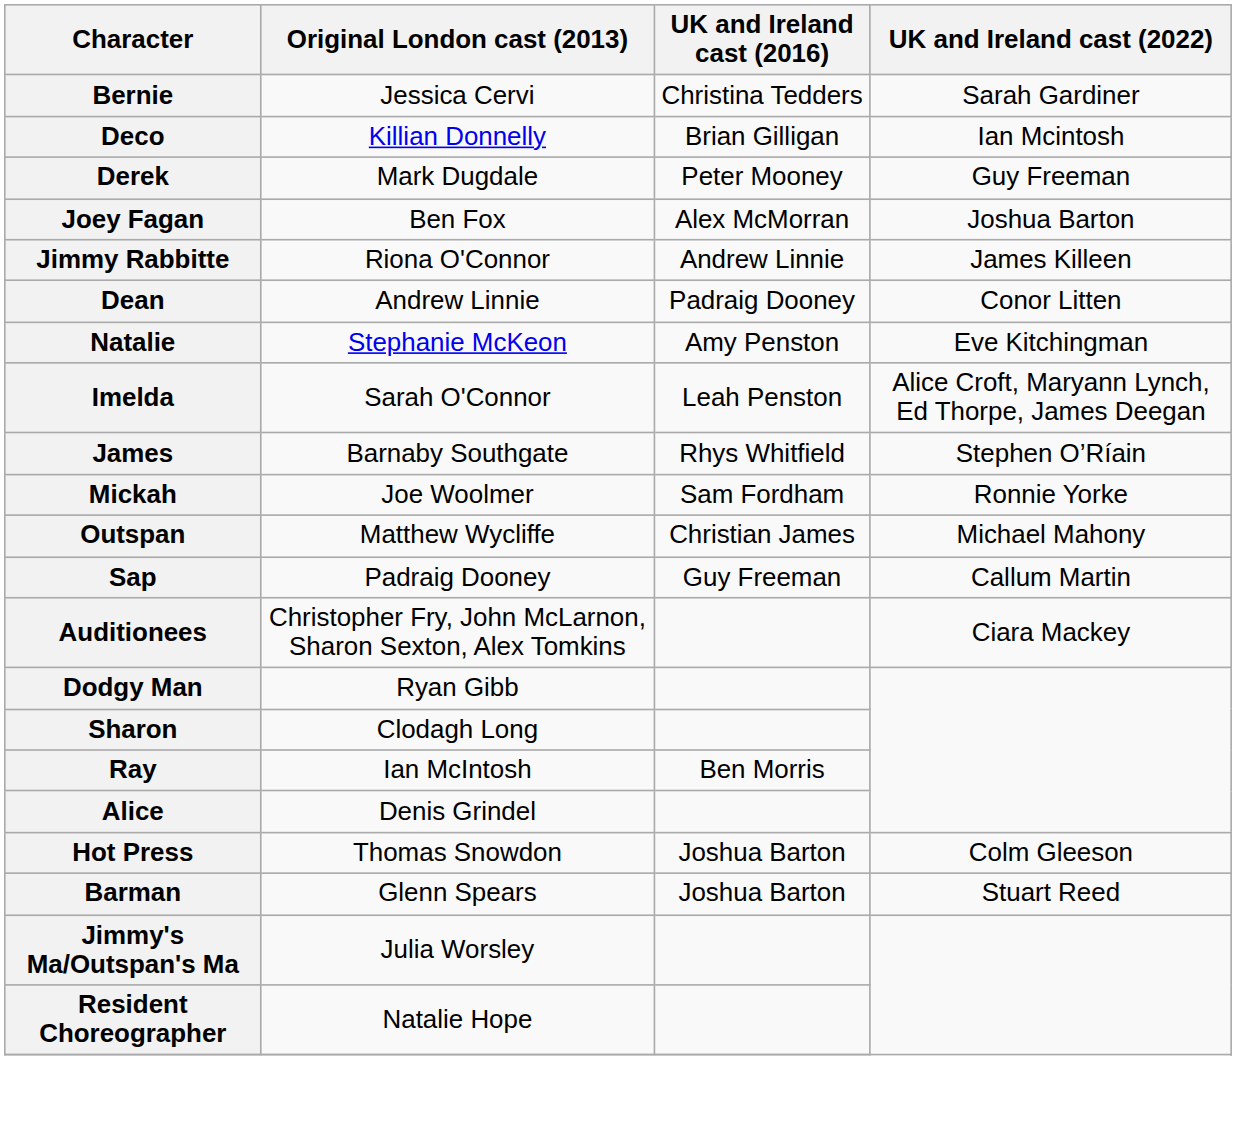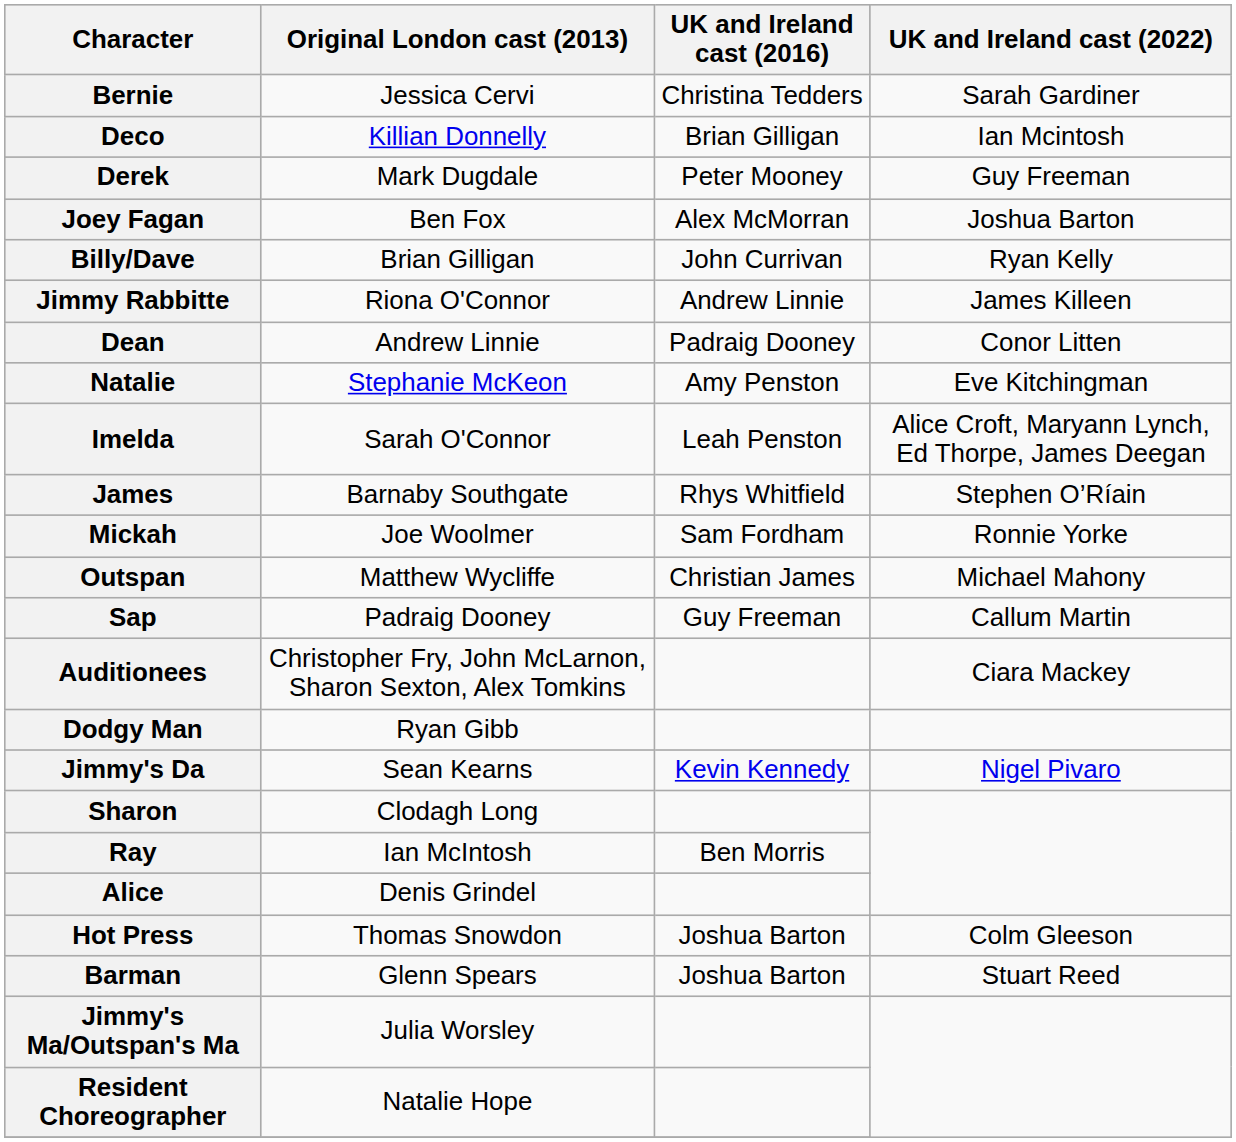+ row: (133, 259)
+ row: (133, 770)
